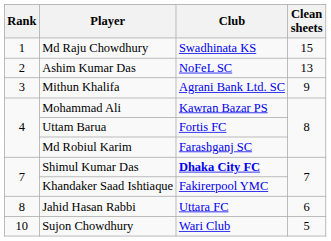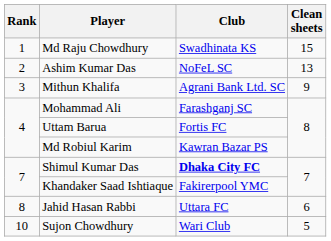(223, 107) Kawran Bazar PS -> (215, 107) Farashganj SC
(215, 147) Farashganj SC -> (223, 147) Kawran Bazar PS
